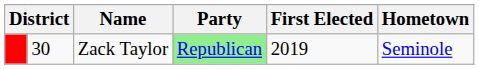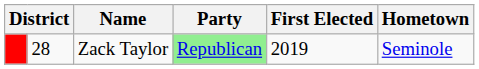(41, 49) 30 -> (41, 49) 28
